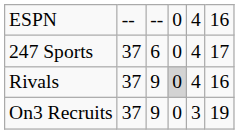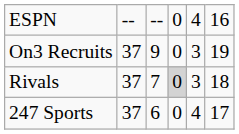rows swapped: (61, 112) <-> (51, 50)
(155, 81) 9 -> (155, 81) 7
(196, 81) 4 -> (196, 81) 3
(219, 81) 16 -> (219, 81) 18
